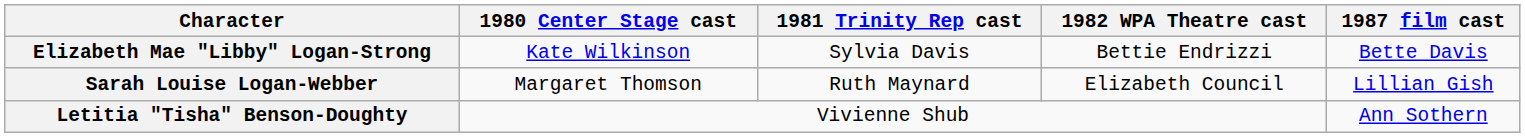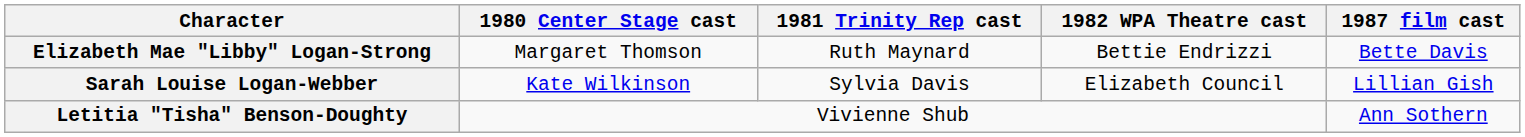(608, 52) Kate Wilkinson -> (608, 52) Margaret Thomson
(900, 52) Sylvia Davis -> (900, 52) Ruth Maynard
(608, 84) Margaret Thomson -> (608, 84) Kate Wilkinson
(900, 84) Ruth Maynard -> (900, 84) Sylvia Davis
